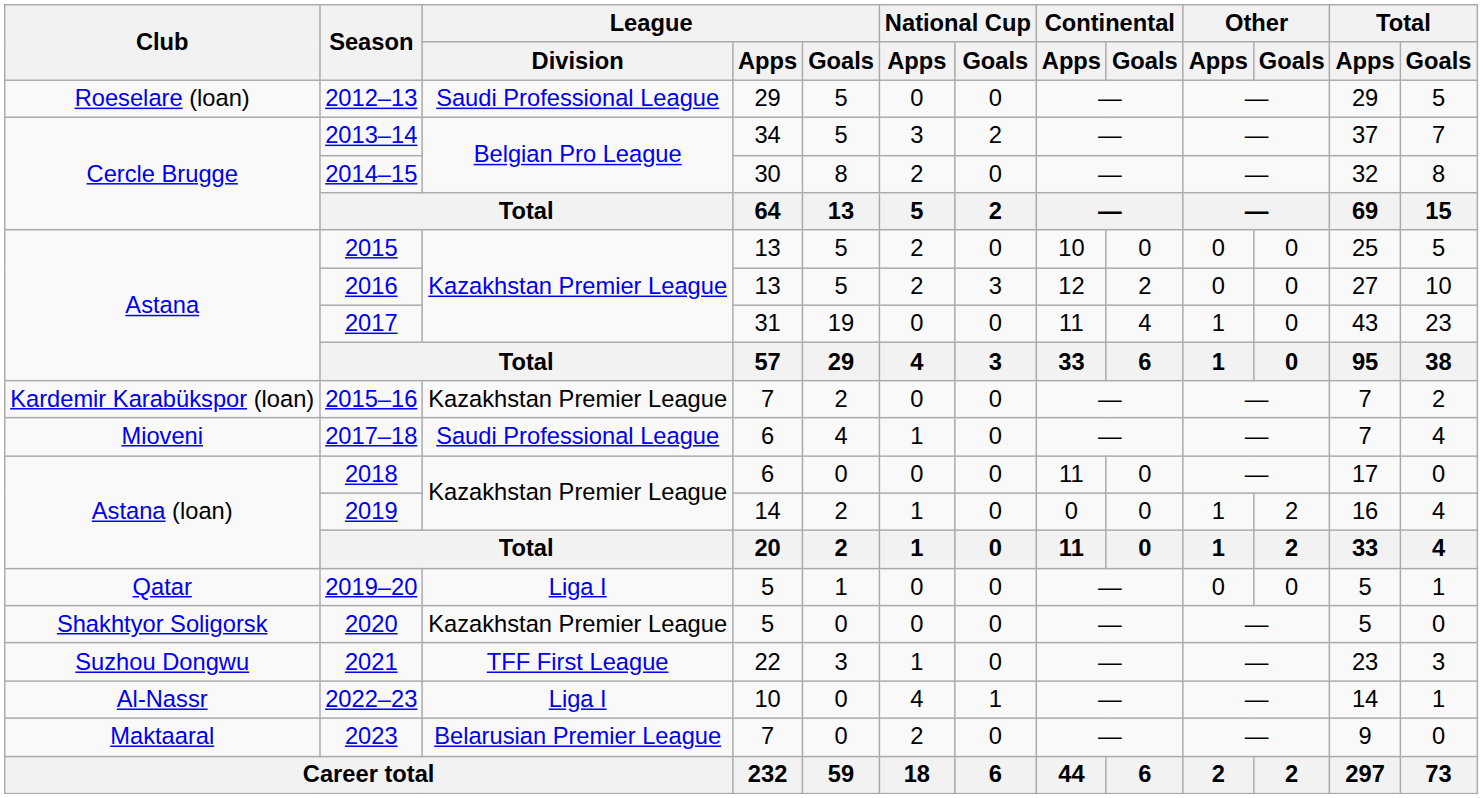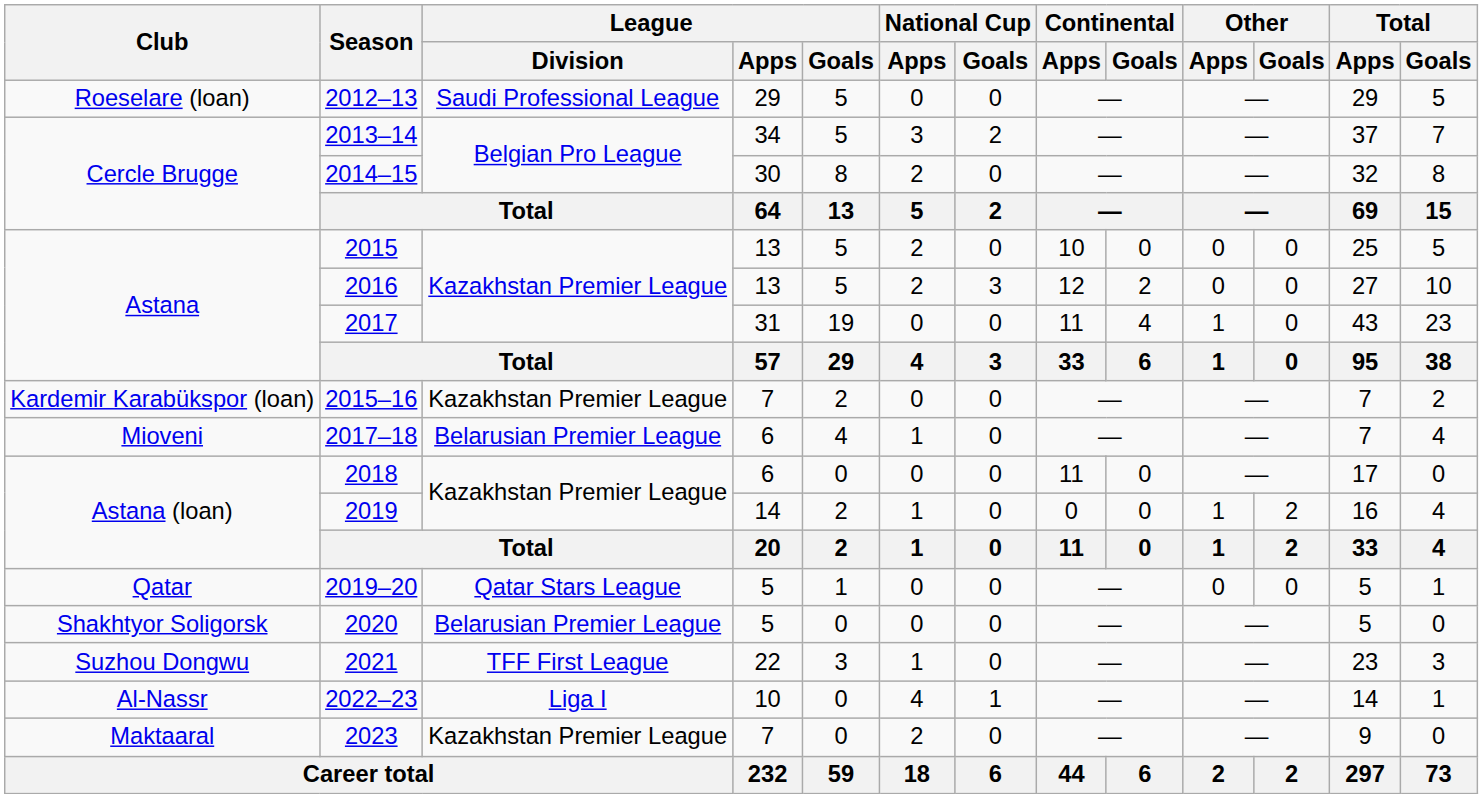(578, 436) Saudi Professional League -> (578, 436) Belarusian Premier League
(578, 586) Liga I -> (578, 586) Qatar Stars League
(578, 624) Kazakhstan Premier League -> (578, 624) Belarusian Premier League
(578, 736) Belarusian Premier League -> (578, 736) Kazakhstan Premier League
